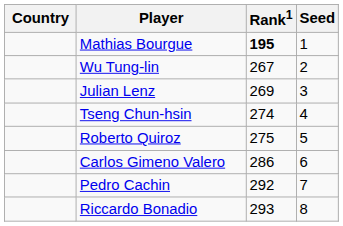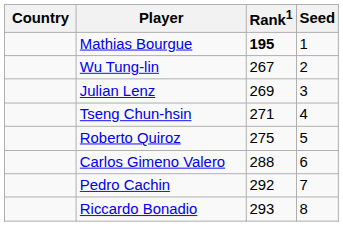(262, 114) 274 -> (262, 114) 271
(262, 161) 286 -> (262, 161) 288
